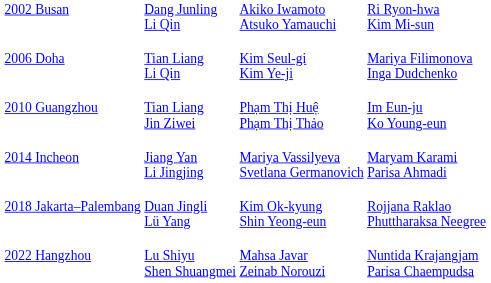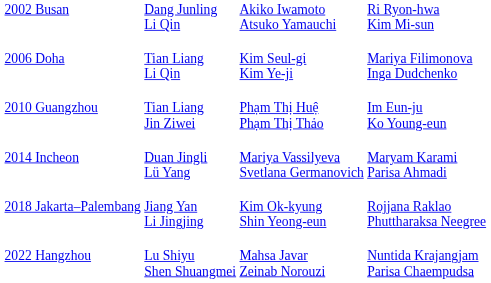(174, 165) Jiang Yan Li Jingjing -> (176, 165) Duan Jingli Lü Yang
(176, 214) Duan Jingli Lü Yang -> (174, 214) Jiang Yan Li Jingjing
